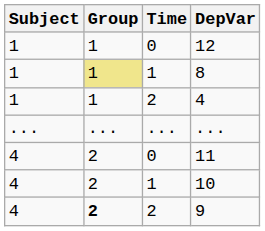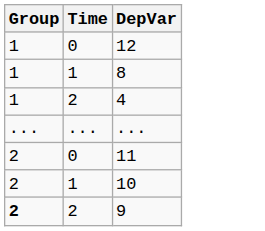- column: (44, 18)
(93, 74) khaki background -> (14, 74) no background
